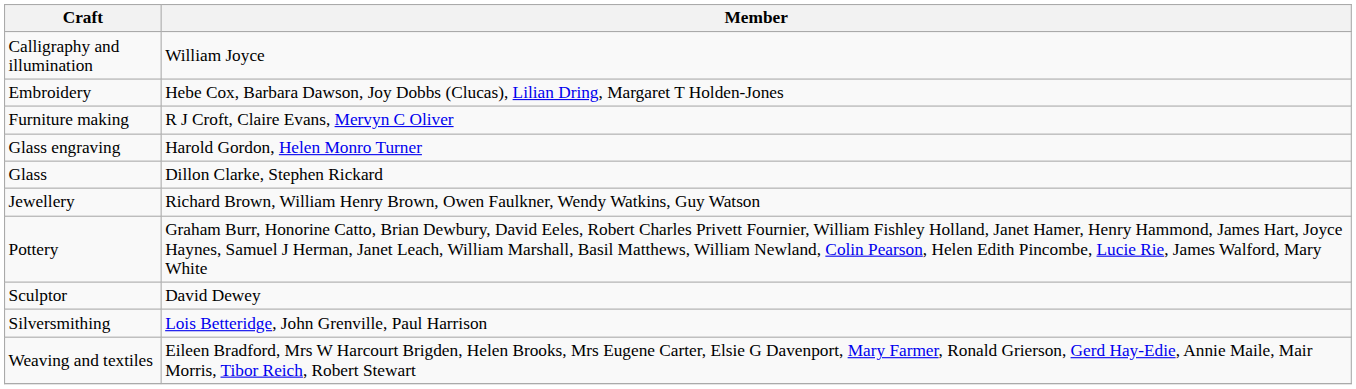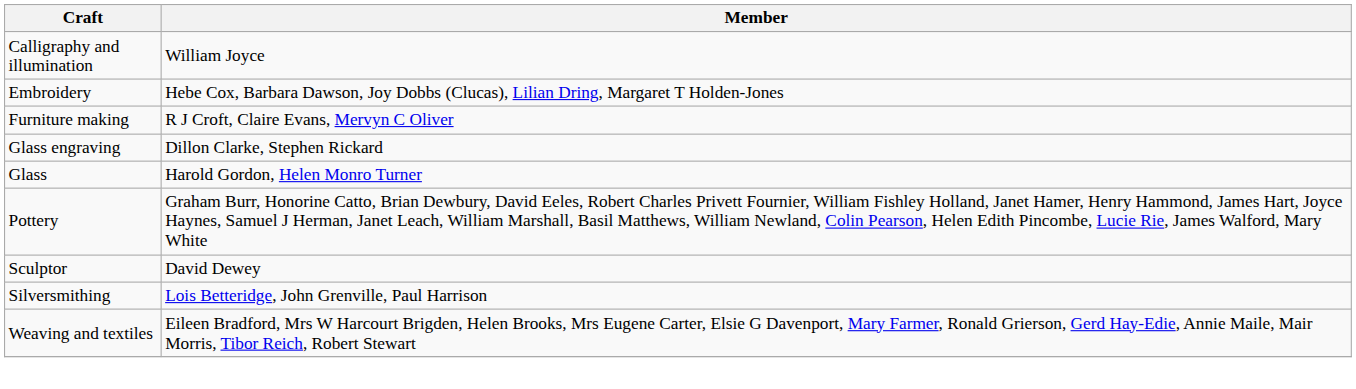(294, 147) Harold Gordon, Helen Monro Turner -> (274, 147) Dillon Clarke, Stephen Rickard
(274, 174) Dillon Clarke, Stephen Rickard -> (294, 174) Harold Gordon, Helen Monro Turner
- row: (42, 202)
